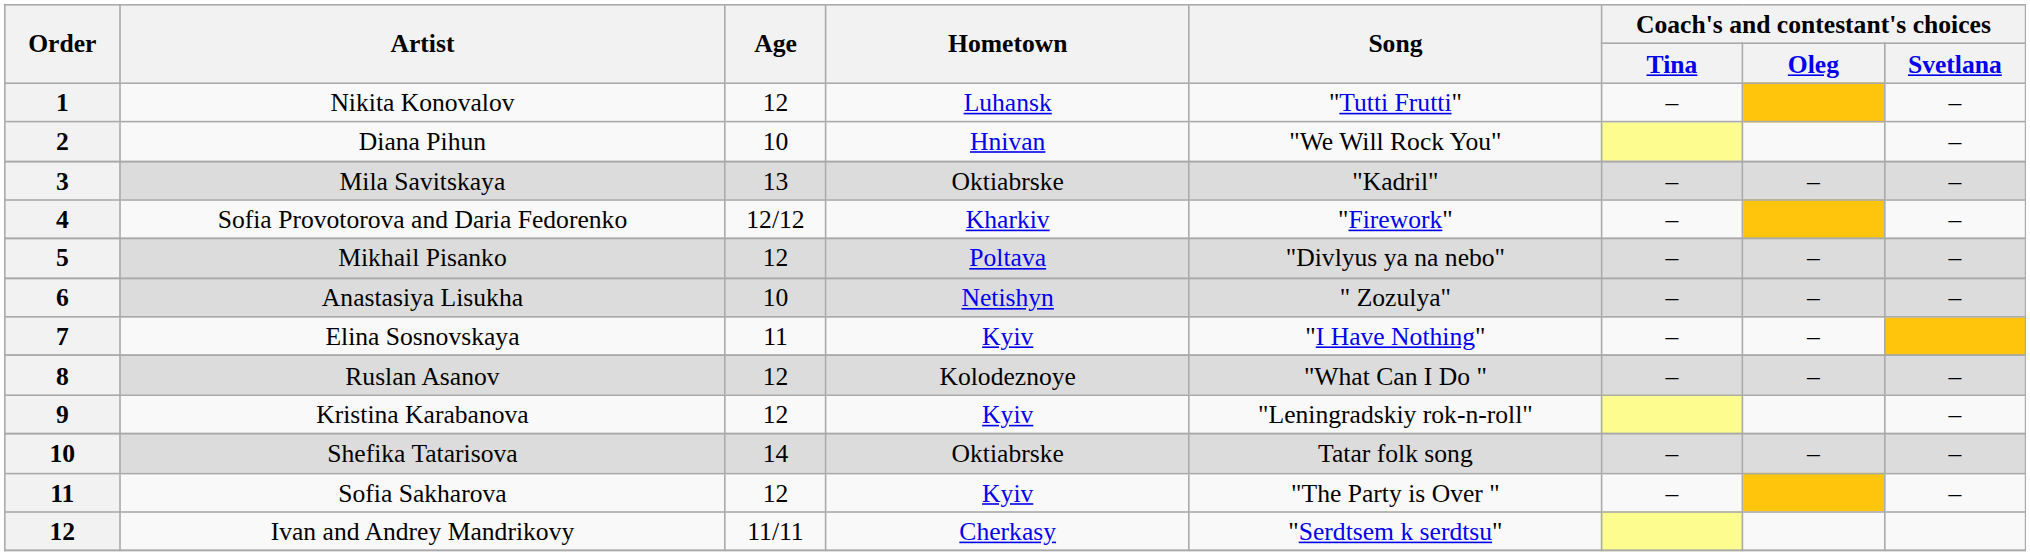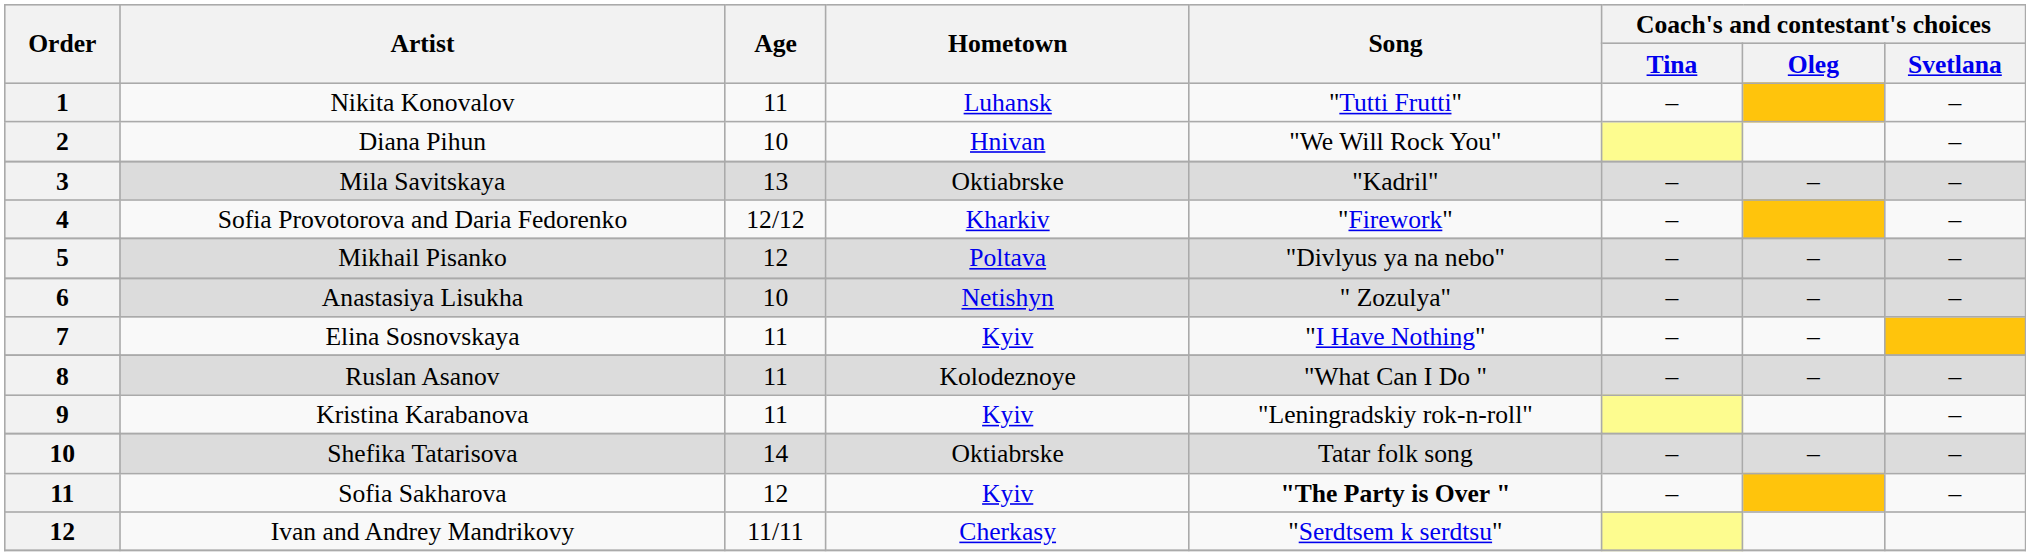(775, 102) 12 -> (775, 102) 11
(775, 375) 12 -> (775, 375) 11
(775, 414) 12 -> (775, 414) 11
(1395, 492) normal -> (1395, 492) bold
